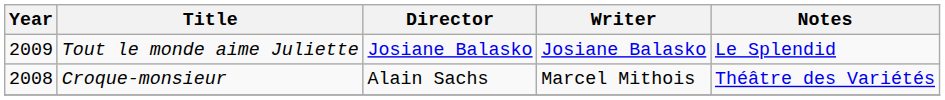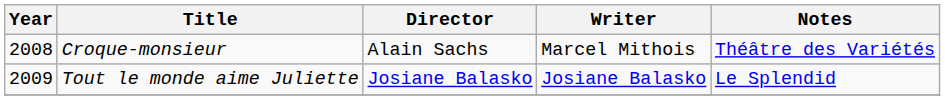rows swapped: (144, 79) <-> (210, 50)
